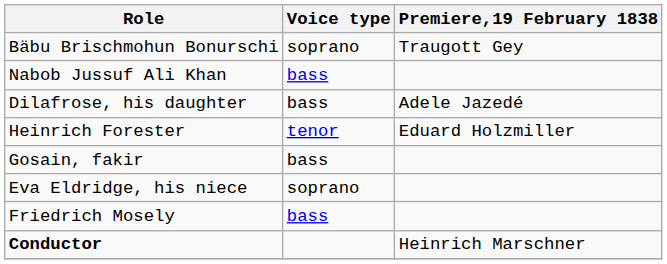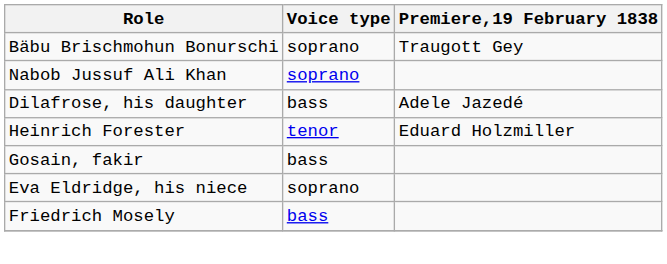(308, 75) bass -> (323, 75) soprano
- row: (55, 244)
